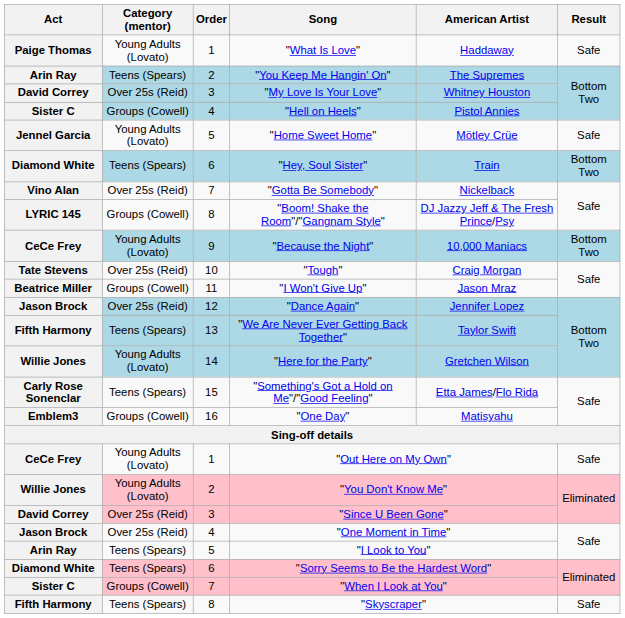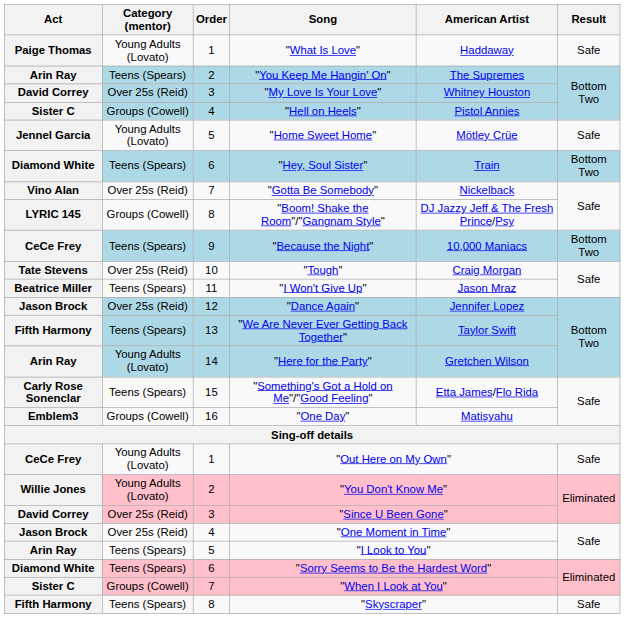(148, 245) Young Adults (Lovato) -> (148, 245) Teens (Spears)
(148, 288) Groups (Cowell) -> (148, 288) Teens (Spears)
(53, 361) Willie Jones -> (53, 361) Arin Ray
